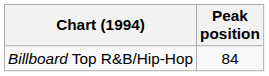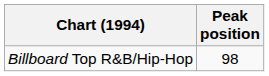(230, 58) 84 -> (230, 58) 98
